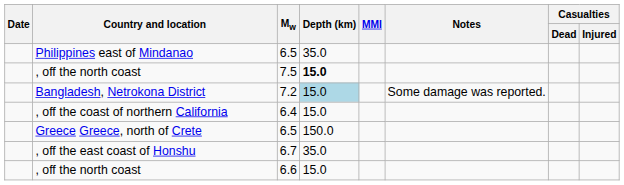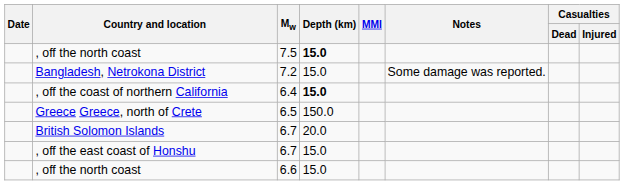- row: (114, 53)
(315, 92) lightblue background -> (315, 72) no background
(315, 111) normal -> (315, 92) bold
+ row: (100, 131)
(315, 151) 35.0 -> (315, 151) 15.0
